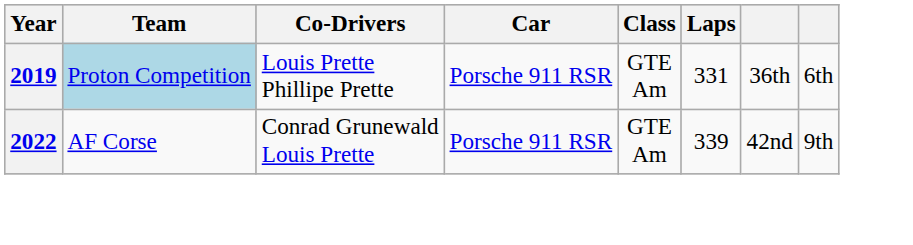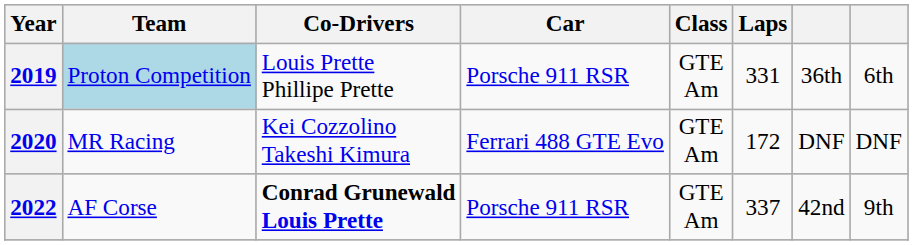+ row: (33, 141)
(350, 141) normal -> (359, 207) bold
(711, 141) 339 -> (763, 207) 337
